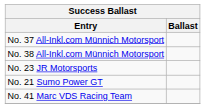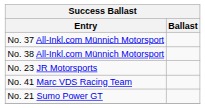rows swapped: (55, 82) <-> (70, 96)
